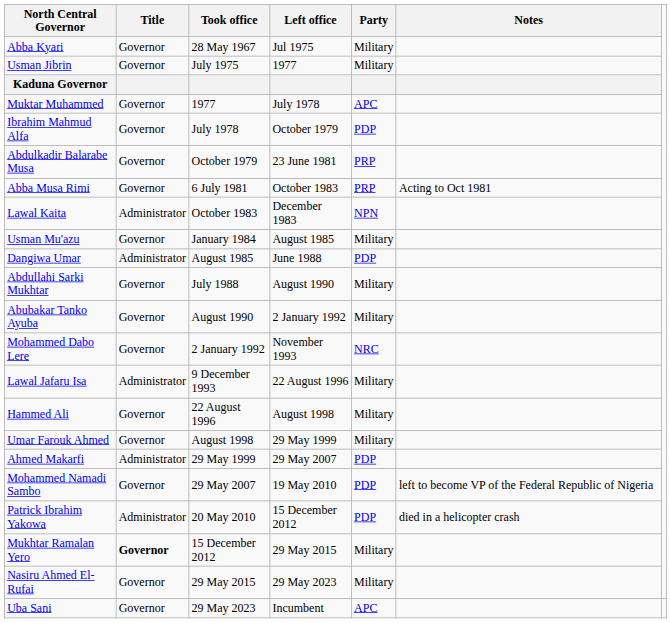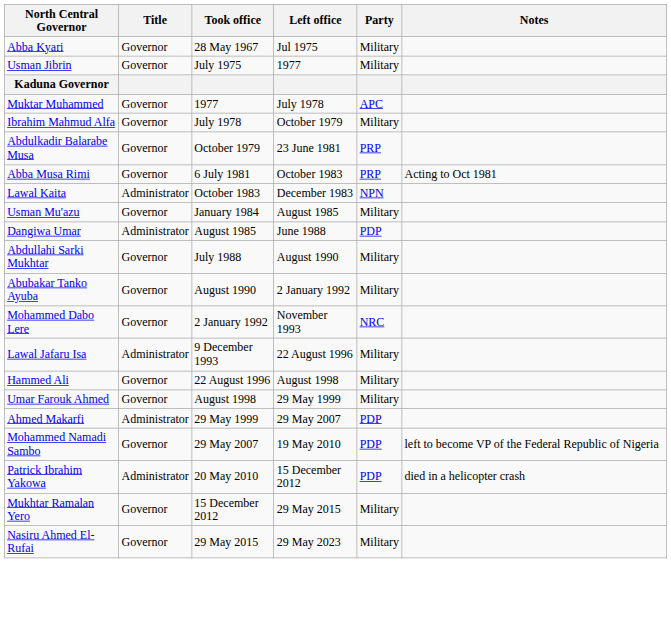(365, 129) PDP -> (379, 122) Military
(144, 549) bold -> (144, 509) normal
- row: (29, 608)
